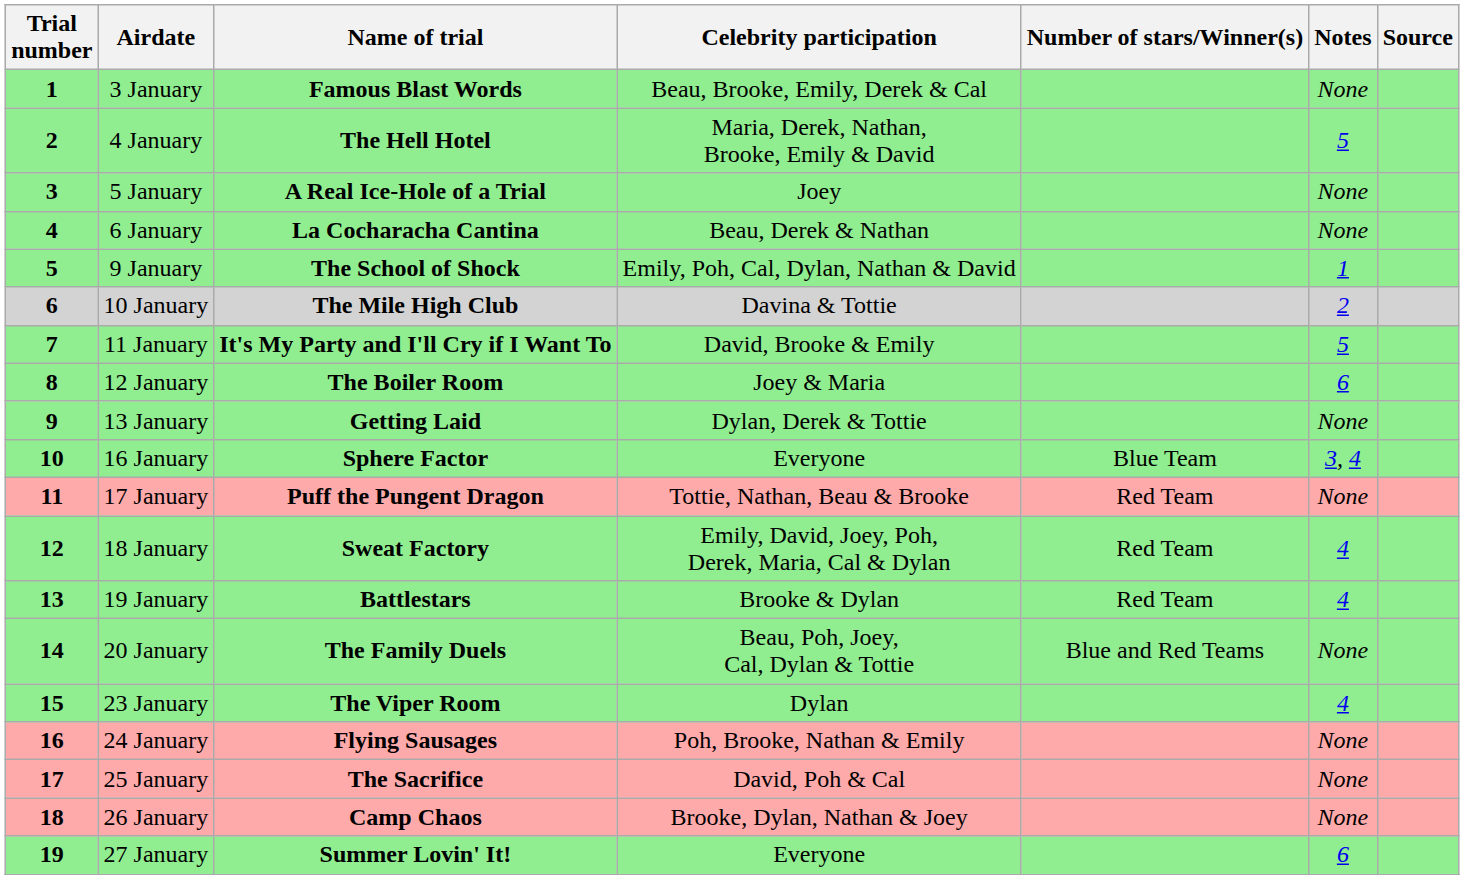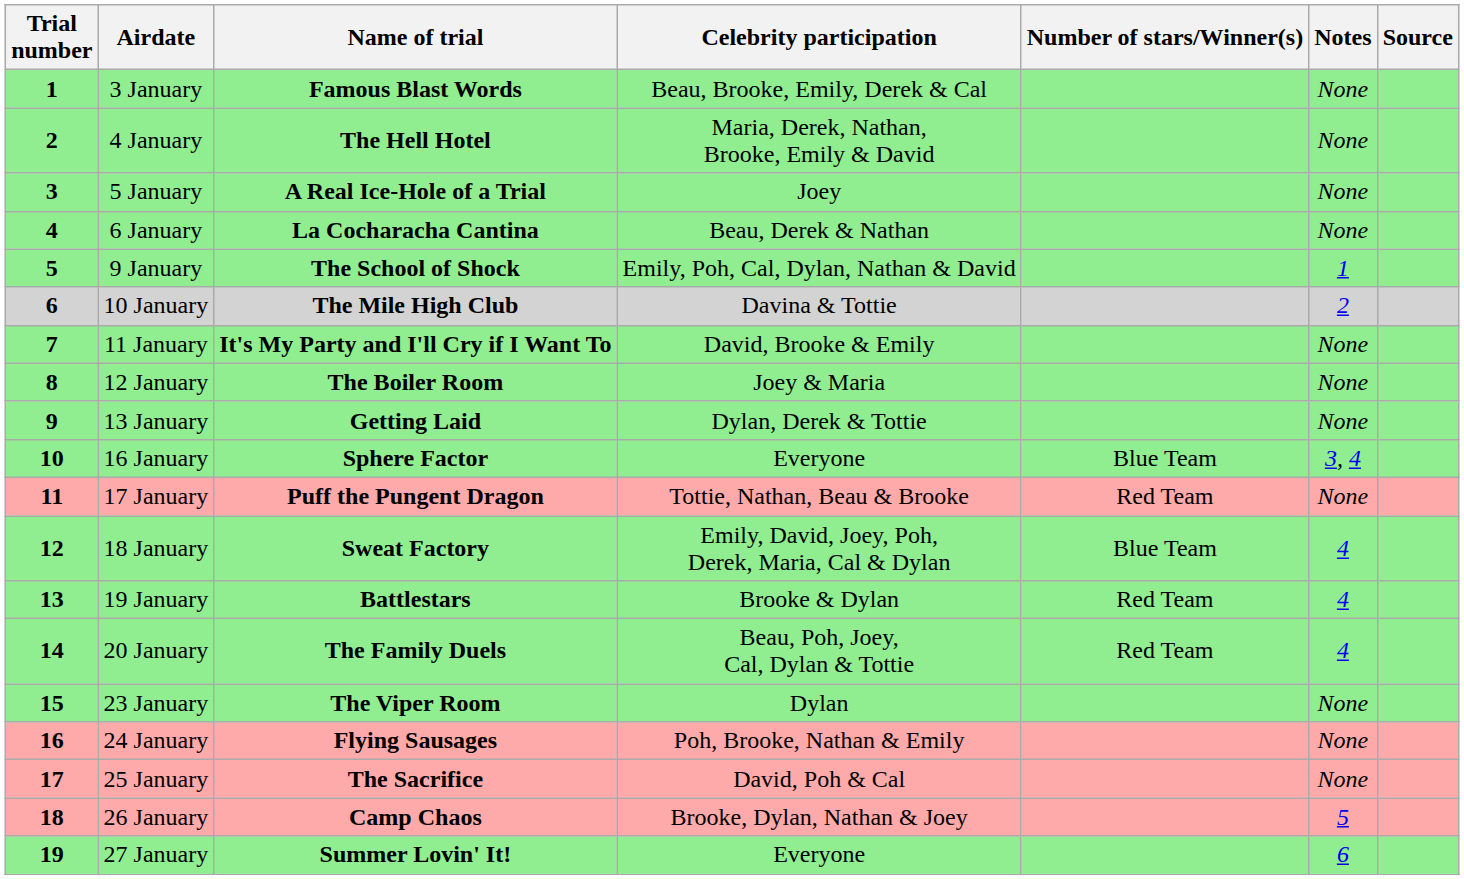(1343, 140) 5 -> (1343, 140) None
(1343, 343) 5 -> (1343, 343) None
(1343, 382) 6 -> (1343, 382) None
(1165, 547) Red Team -> (1165, 547) Blue Team
(1165, 650) Blue and Red Teams -> (1165, 650) Red Team
(1343, 650) None -> (1343, 650) 4
(1343, 702) 4 -> (1343, 702) None
(1343, 816) None -> (1343, 816) 5
